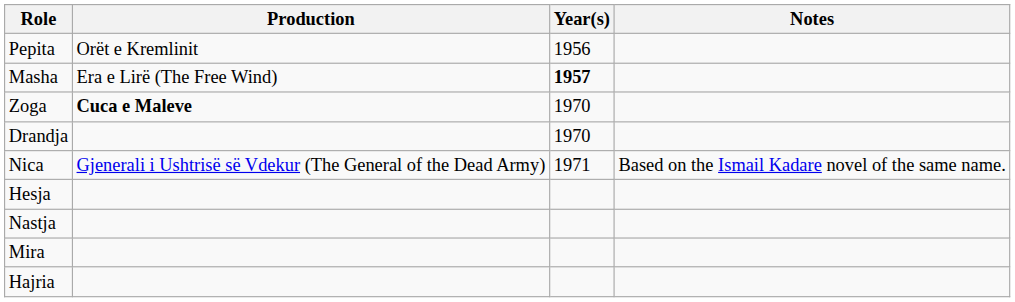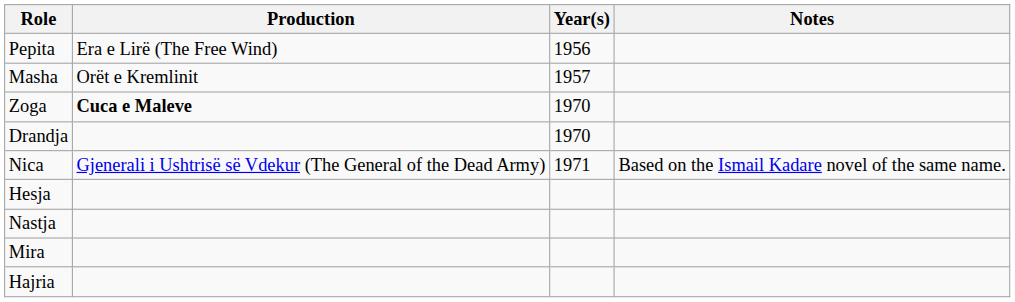(137, 48) Orët e Kremlinit -> (177, 48) Era e Lirë (The Free Wind)
(177, 77) Era e Lirë (The Free Wind) -> (137, 77) Orët e Kremlinit
(572, 77) bold -> (572, 77) normal
